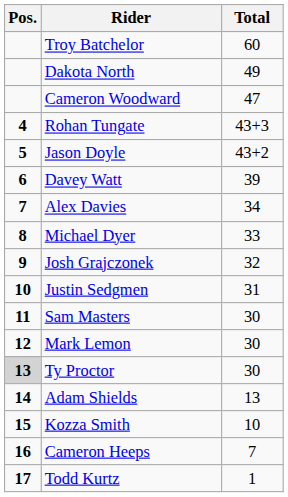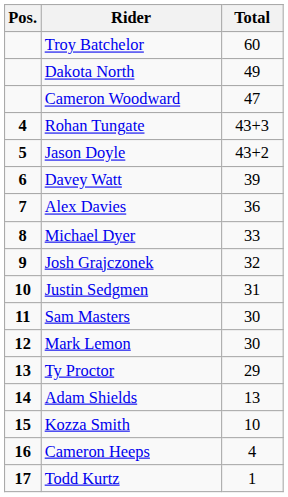(252, 207) 34 -> (252, 207) 36
(23, 370) lightgrey background -> (23, 370) no background
(252, 370) 30 -> (252, 370) 29
(252, 451) 7 -> (252, 451) 4
